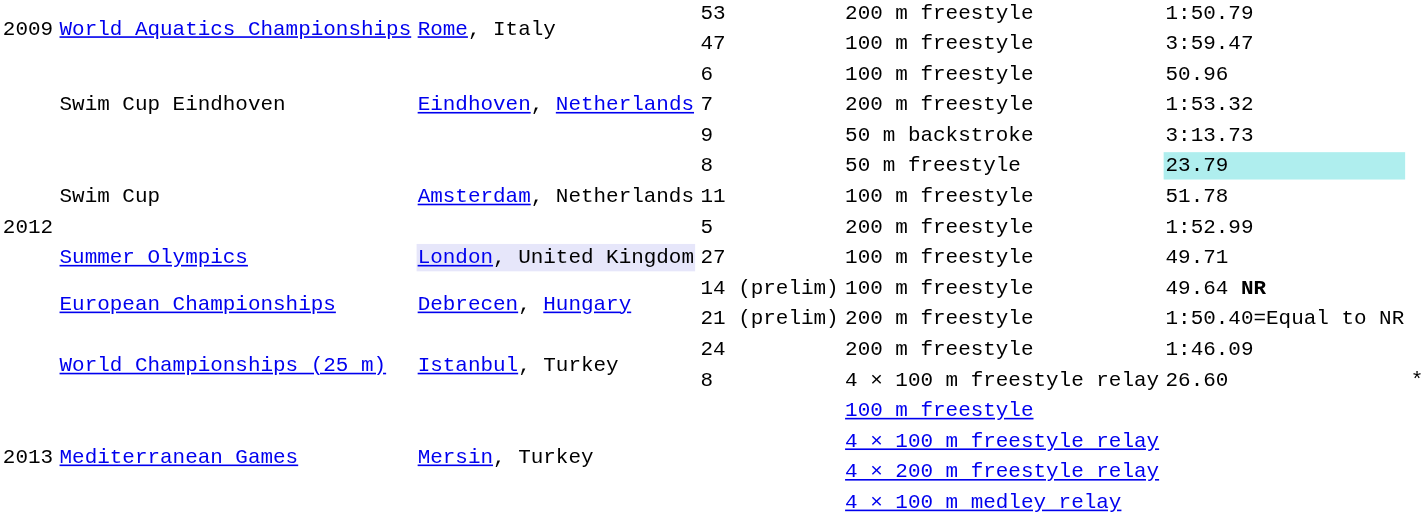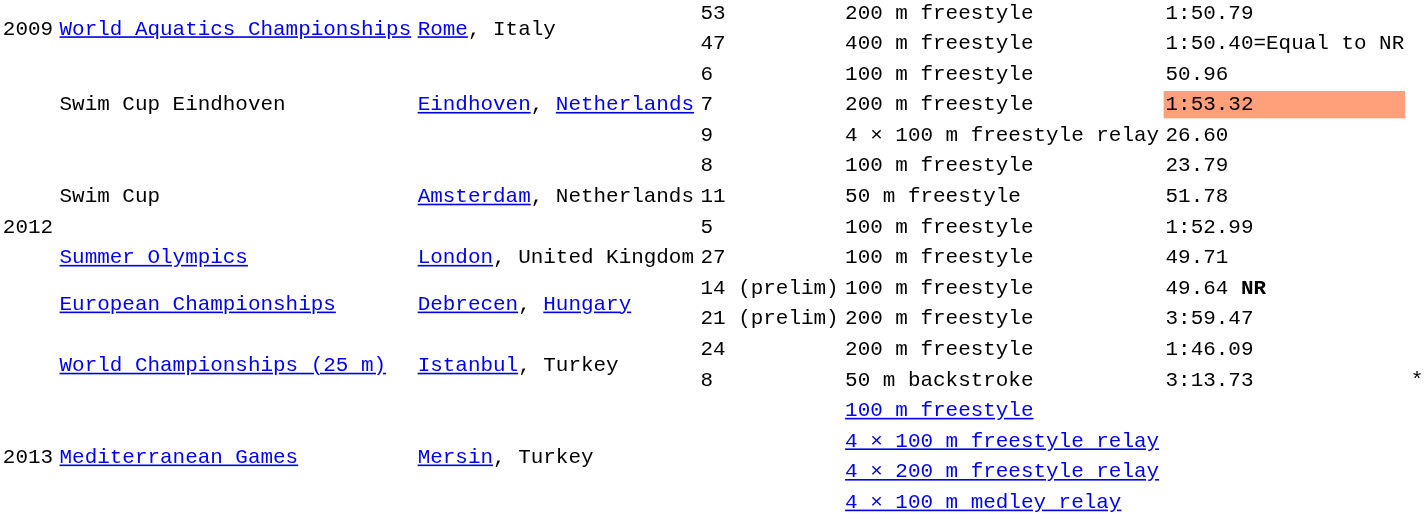(939, 43) 100 m freestyle -> (939, 43) 400 m freestyle
(1210, 43) 3:59.47 -> (1285, 43) 1:50.40=Equal to NR
(1210, 105) no background -> (1210, 105) lightsalmon background
(939, 135) 50 m backstroke -> (1002, 135) 4 × 100 m freestyle relay
(1210, 135) 3:13.73 -> (1197, 135) 26.60
(933, 166) 50 m freestyle -> (939, 166) 100 m freestyle
(1197, 166) paleturquoise background -> (1197, 166) no background
(939, 196) 100 m freestyle -> (933, 196) 50 m freestyle
(939, 227) 200 m freestyle -> (939, 227) 100 m freestyle
(556, 258) lavender background -> (556, 258) no background
(1285, 319) 1:50.40=Equal to NR -> (1210, 319) 3:59.47
(1002, 380) 4 × 100 m freestyle relay -> (939, 380) 50 m backstroke
(1197, 380) 26.60 -> (1210, 380) 3:13.73
